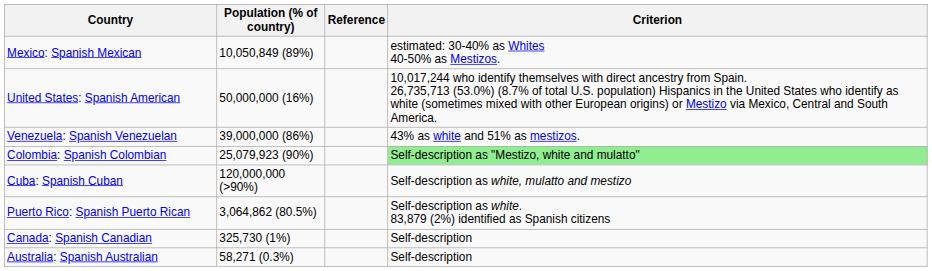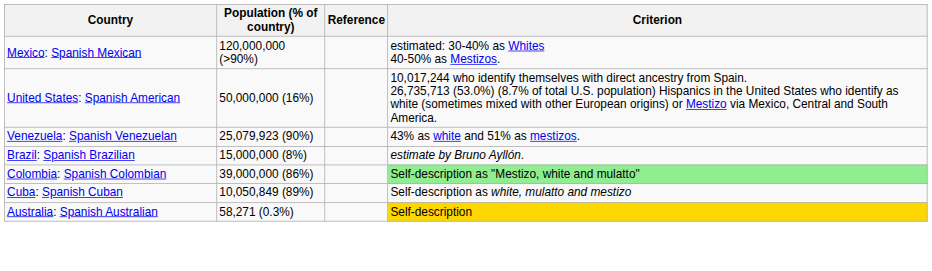(266, 52) 10,050,849 (89%) -> (252, 52) 120,000,000 (>90%)
(266, 136) 39,000,000 (86%) -> (266, 136) 25,079,923 (90%)
+ row: (71, 155)
(266, 155) 25,079,923 (90%) -> (266, 174) 39,000,000 (86%)
(252, 181) 120,000,000 (>90%) -> (266, 193) 10,050,849 (89%)
- row: (99, 213)
- row: (80, 238)
(431, 257) no background -> (431, 211) gold background
